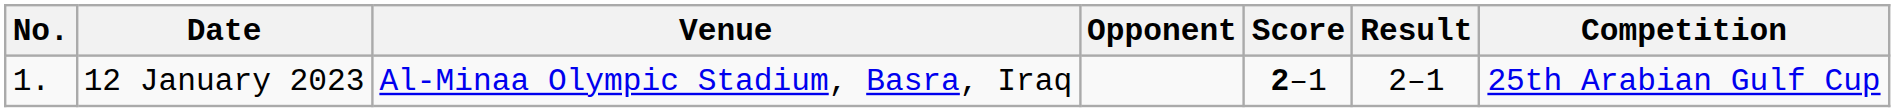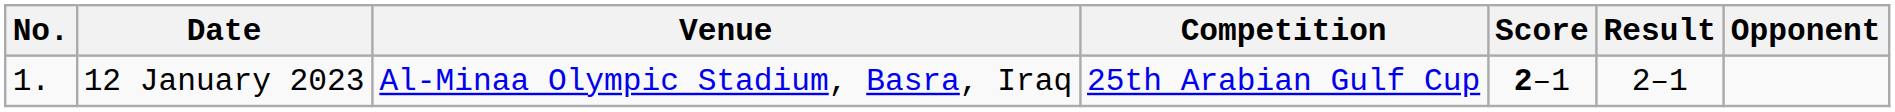columns swapped: (1162, 31) <-> (1684, 31)
